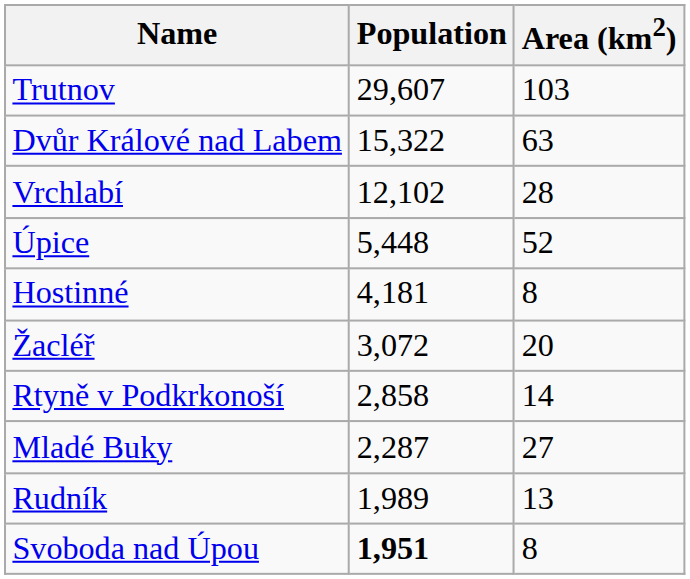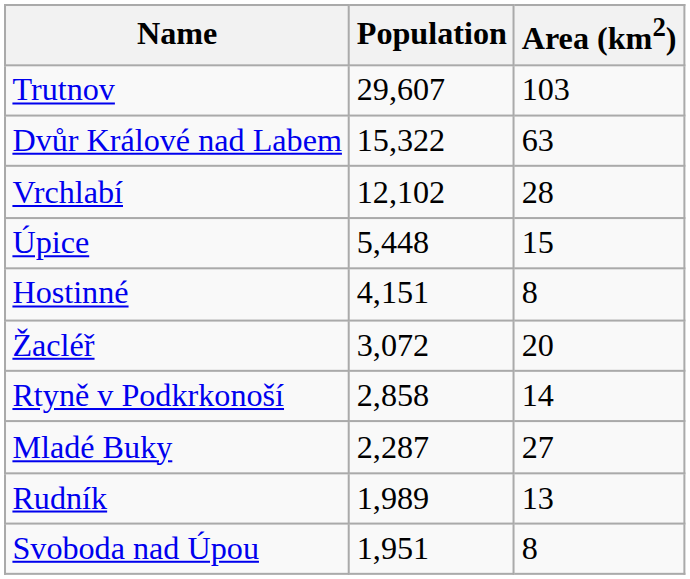(538, 242) 52 -> (538, 242) 15
(393, 293) 4,181 -> (393, 293) 4,151
(393, 548) bold -> (393, 548) normal
